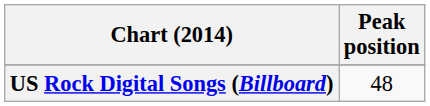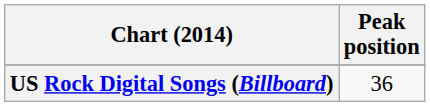(382, 82) 48 -> (382, 82) 36
